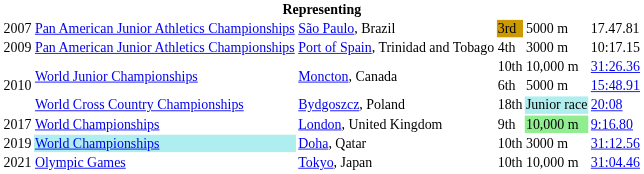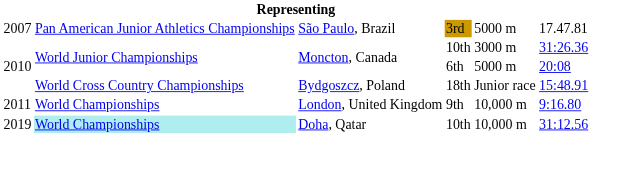- row: (396, 47)
(552, 66) 10,000 m -> (495, 47) 3000 m
(615, 86) 15:48.91 -> (555, 66) 20:08
(557, 105) paleturquoise background -> (505, 86) no background
(607, 105) 20:08 -> (564, 86) 15:48.91
(18, 124) 2017 -> (17, 105) 2011
(552, 124) lightgreen background -> (500, 105) no background
(547, 143) 3000 m -> (500, 124) 10,000 m
- row: (335, 162)
